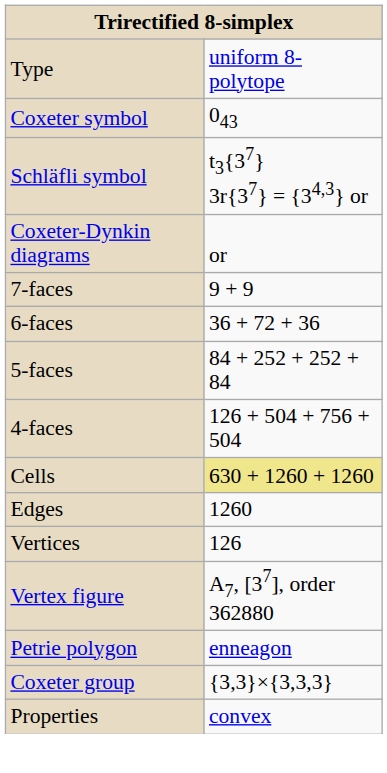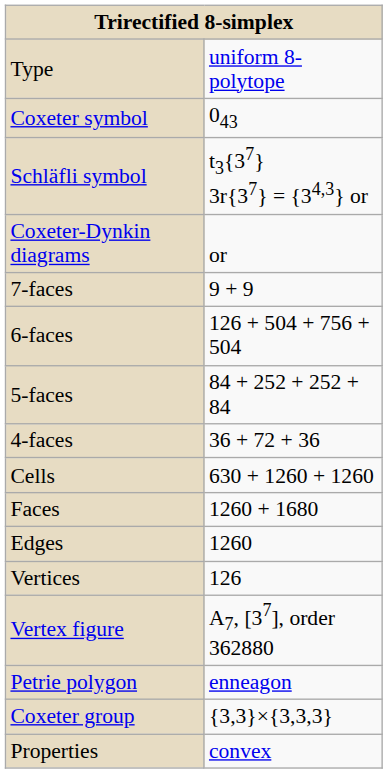(264, 323) 36 + 72 + 36 -> (289, 335) 126 + 504 + 756 + 504
(289, 428) 126 + 504 + 756 + 504 -> (264, 440) 36 + 72 + 36
(291, 475) khaki background -> (291, 475) no background
+ row: (35, 509)
